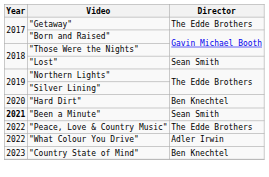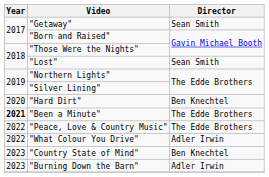(212, 24) The Edde Brothers -> (195, 24) Sean Smith
(195, 114) Sean Smith -> (212, 114) The Edde Brothers
+ row: (84, 166)
